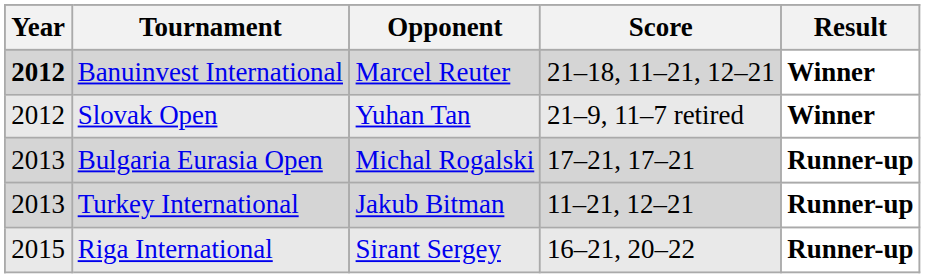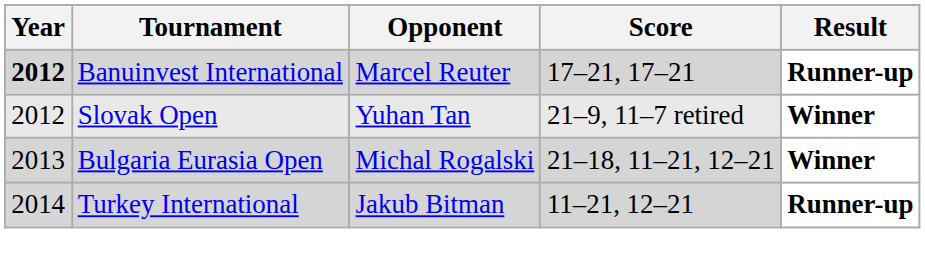(661, 71) 21–18, 11–21, 12–21 -> (621, 71) 17–21, 17–21
(831, 71) Winner -> (850, 71) Runner-up
(621, 160) 17–21, 17–21 -> (661, 160) 21–18, 11–21, 12–21
(850, 160) Runner-up -> (831, 160) Winner
(38, 204) 2013 -> (38, 204) 2014
- row: (175, 249)
